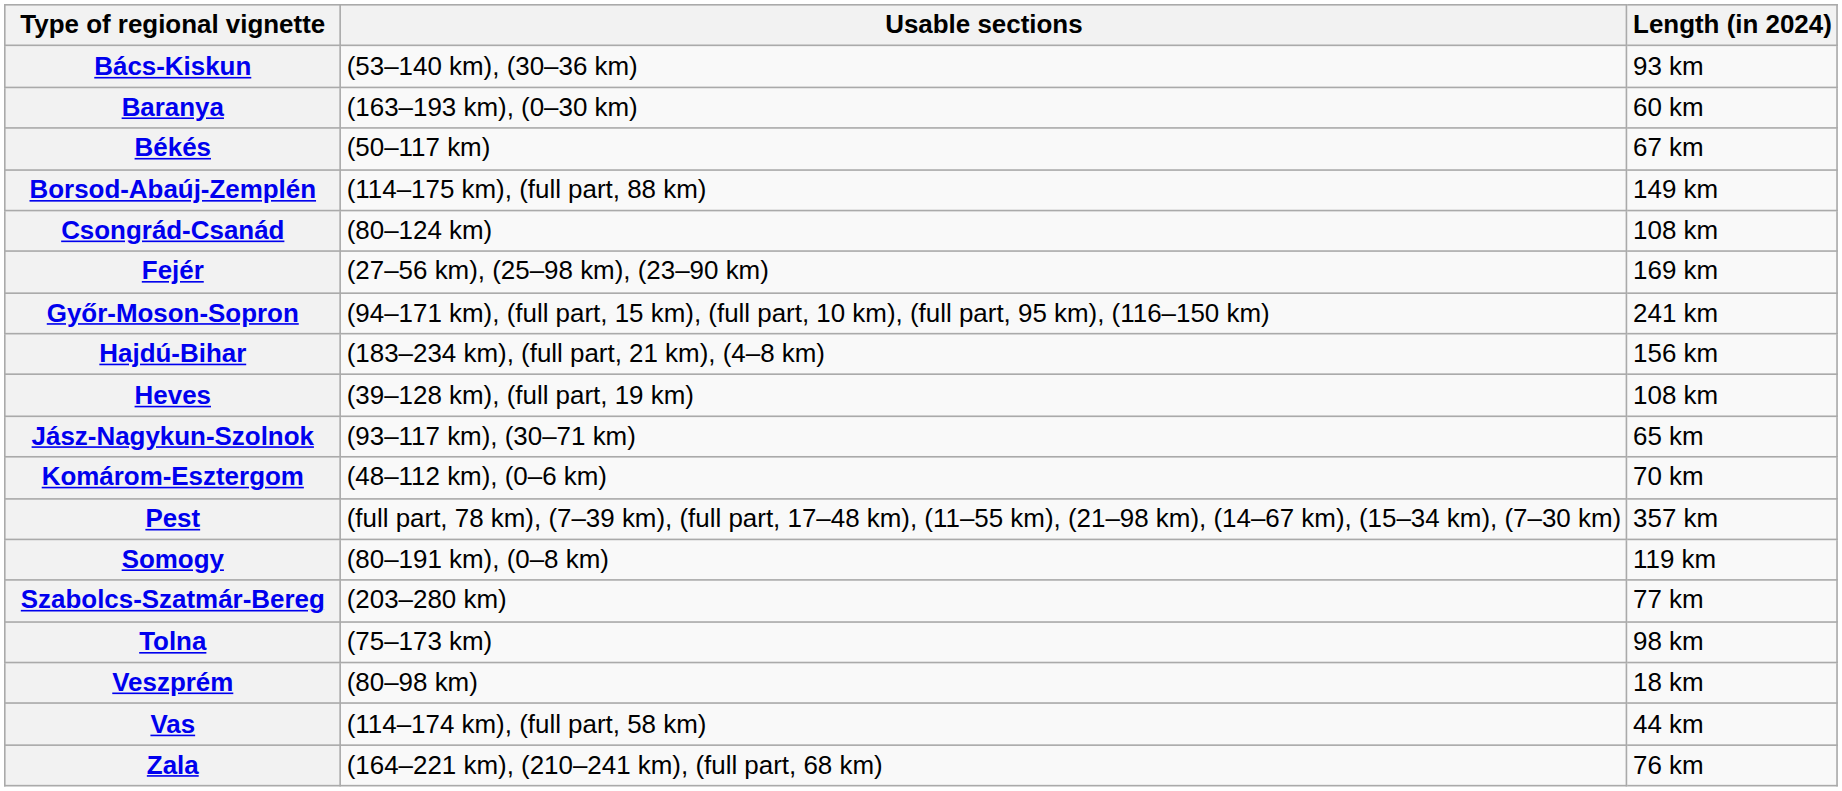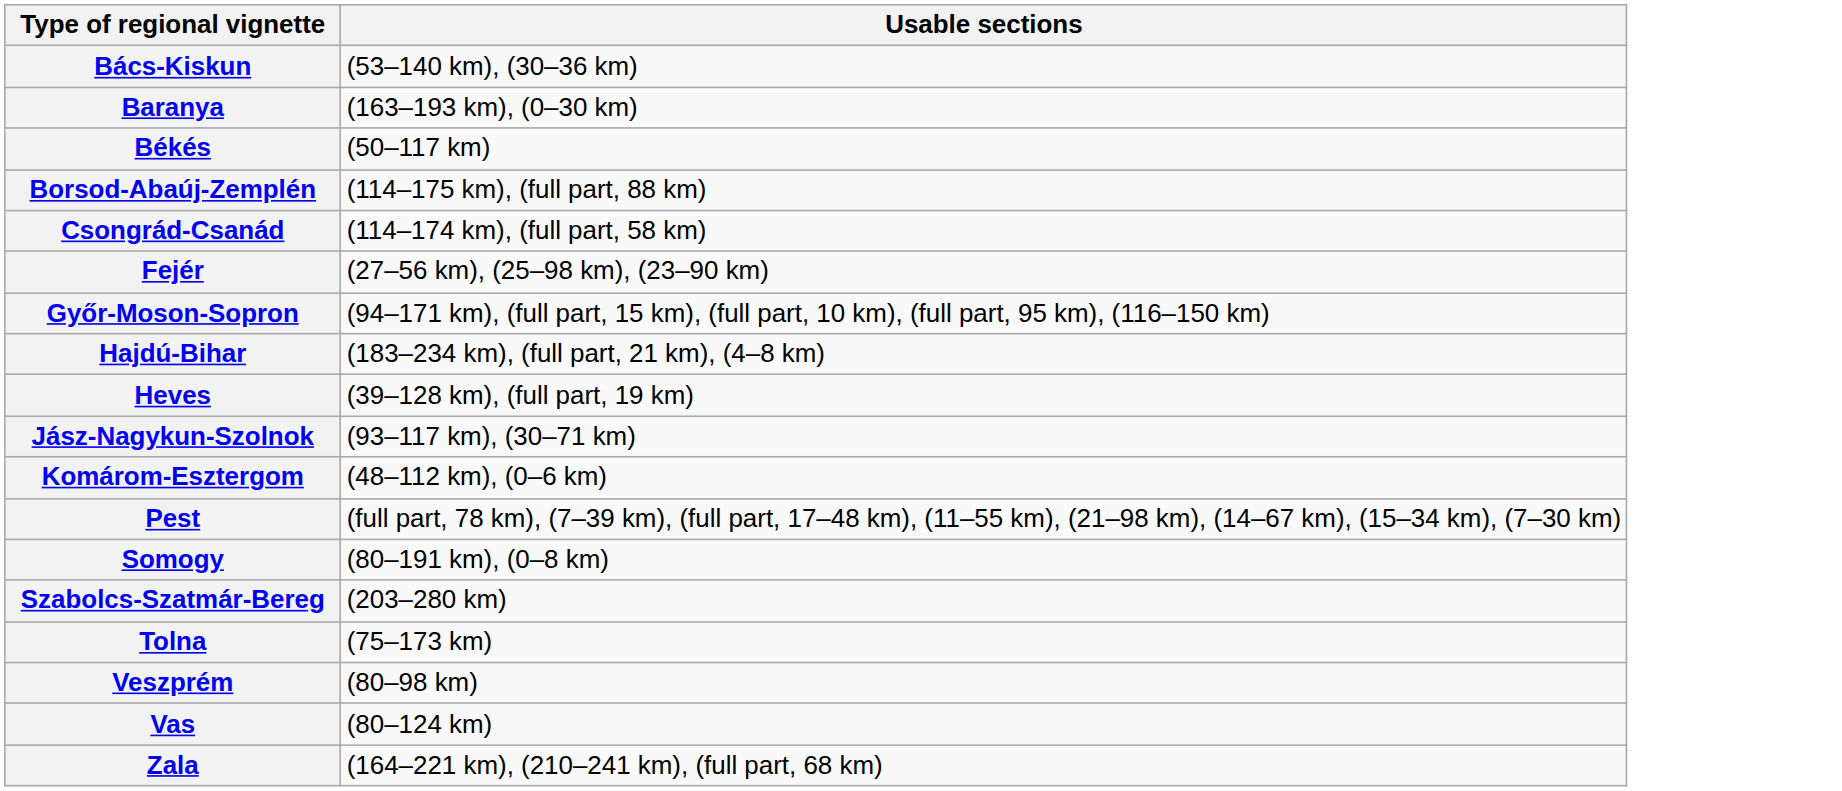- column: (1732, 25)
(419, 230) (80–124 km) -> (527, 230) (114–174 km), (full part, 58 km)
(527, 723) (114–174 km), (full part, 58 km) -> (419, 723) (80–124 km)
